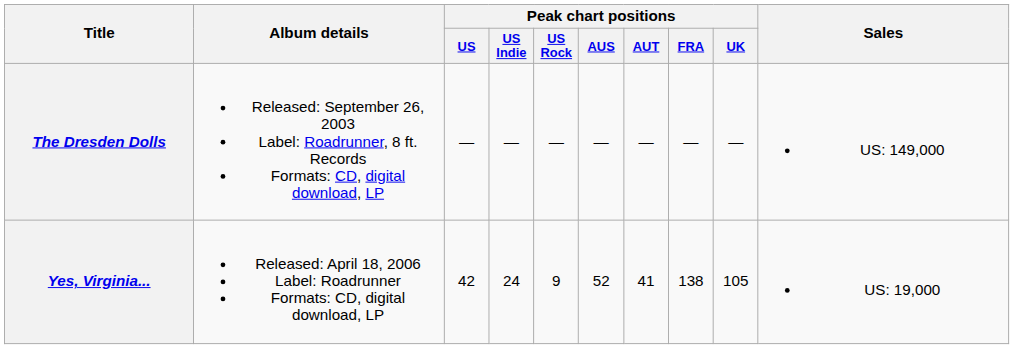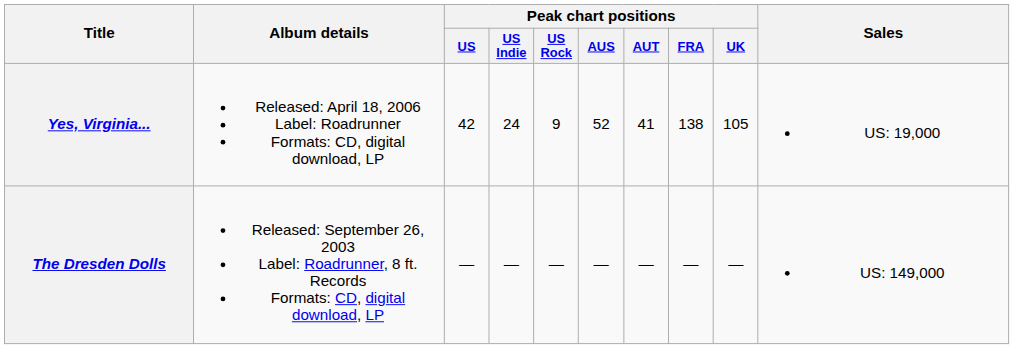rows swapped: (99, 141) <-> (99, 281)
